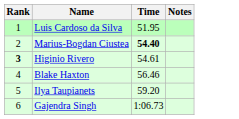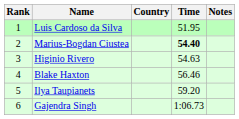+ column: (151, 12)
(18, 59) bold -> (18, 59) normal
(148, 59) 54.61 -> (189, 59) 54.63
